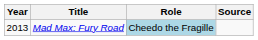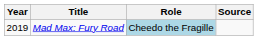(17, 27) 2013 -> (17, 27) 2019
